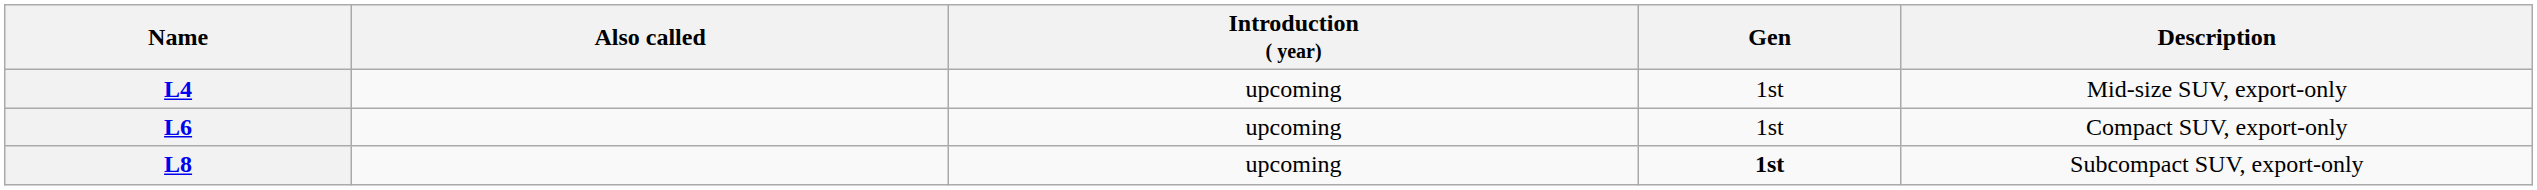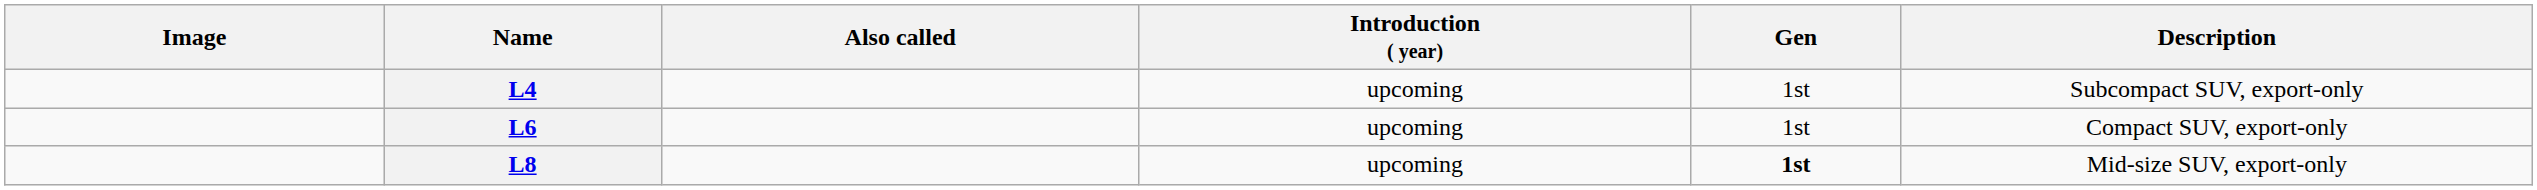+ column: (194, 37)
(2217, 88) Mid-size SUV, export-only -> (2217, 88) Subcompact SUV, export-only
(2217, 164) Subcompact SUV, export-only -> (2217, 164) Mid-size SUV, export-only
